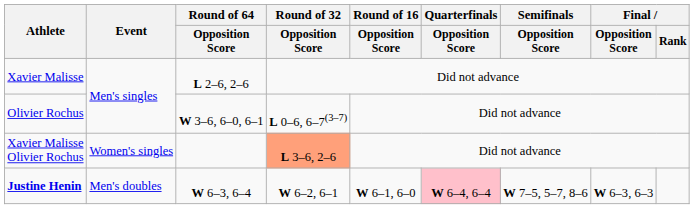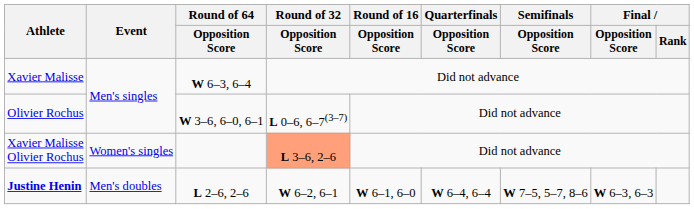(221, 84) L 2–6, 2–6 -> (221, 84) W 6–3, 6–4
(221, 193) W 6–3, 6–4 -> (221, 193) L 2–6, 2–6
(461, 193) pink background -> (461, 193) no background
